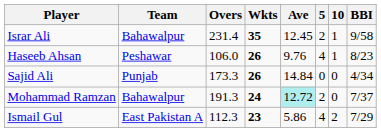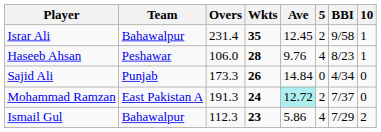columns swapped: (338, 14) <-> (362, 14)
(255, 55) 26 -> (255, 55) 28
(153, 96) Bahawalpur -> (162, 96) East Pakistan A
(162, 117) East Pakistan A -> (153, 117) Bahawalpur
